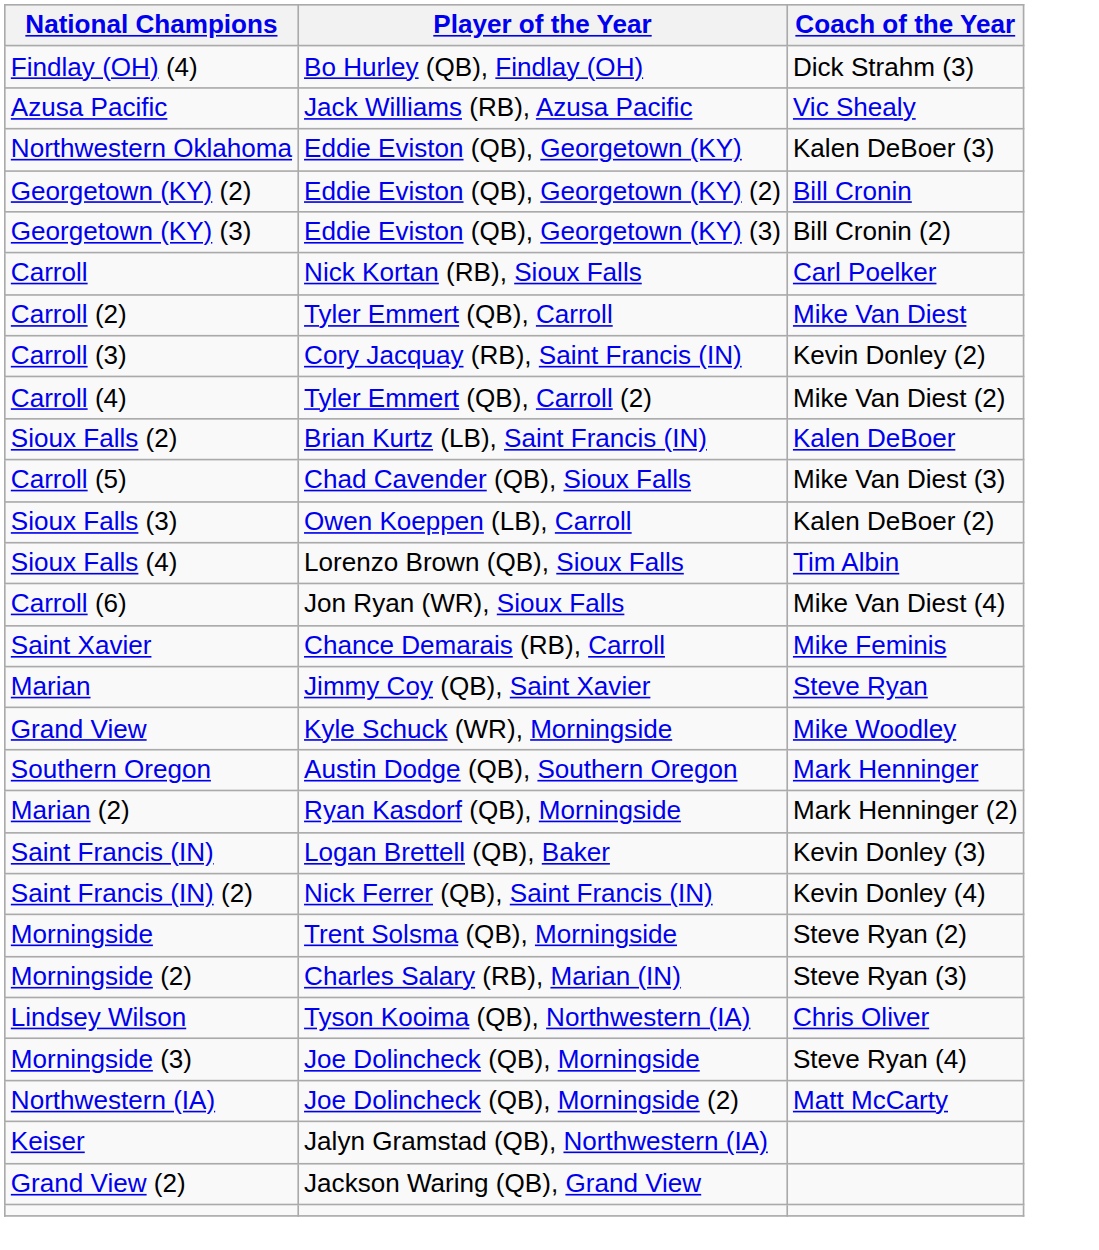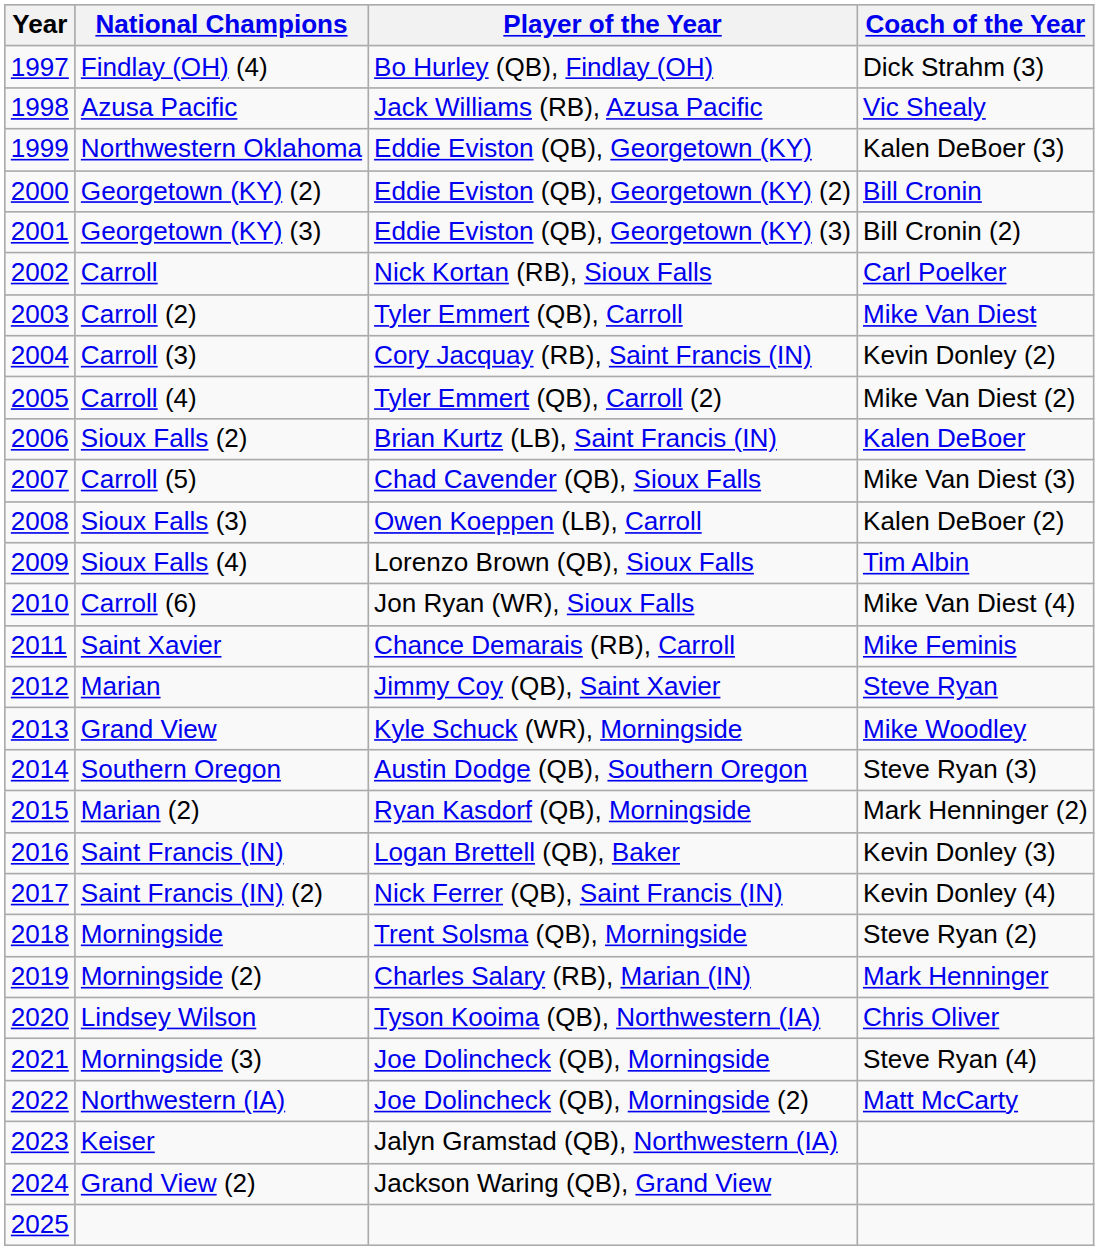+ column: (40, 25)
(886, 769) Mark Henninger -> (950, 769) Steve Ryan (3)
(880, 976) Steve Ryan (3) -> (956, 976) Mark Henninger
